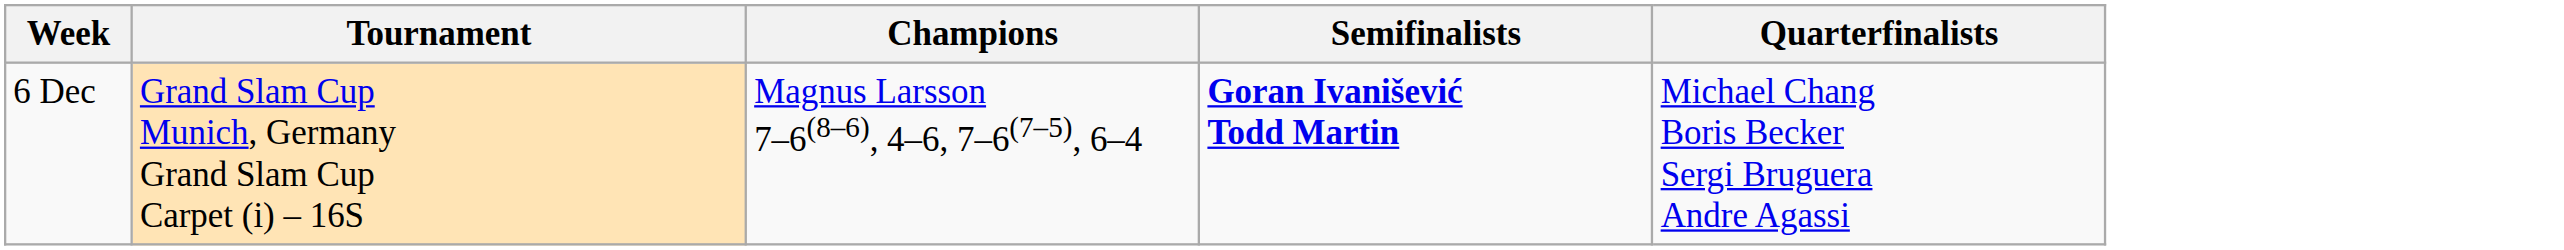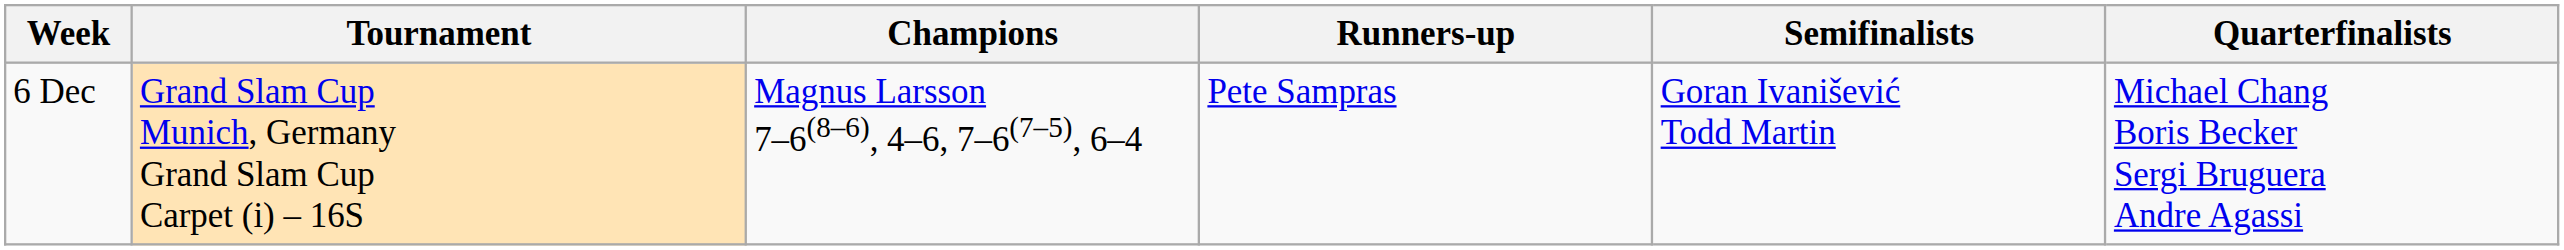+ column: (1426, 33)
(1335, 111) bold -> (1780, 111) normal
